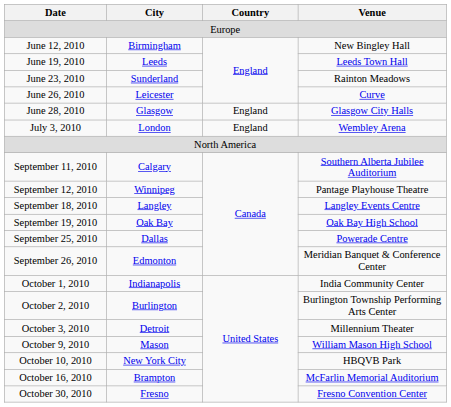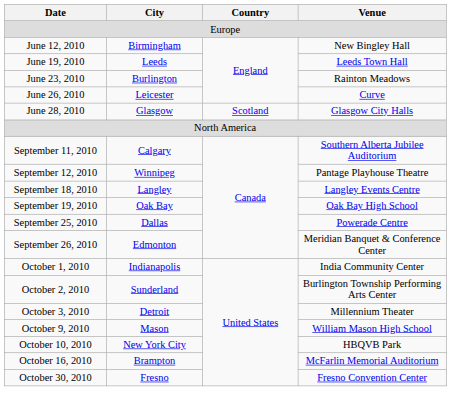(155, 78) Sunderland -> (155, 78) Burlington
(250, 111) England -> (250, 111) Scotland
- row: (55, 128)
(155, 305) Burlington -> (155, 289) Sunderland
